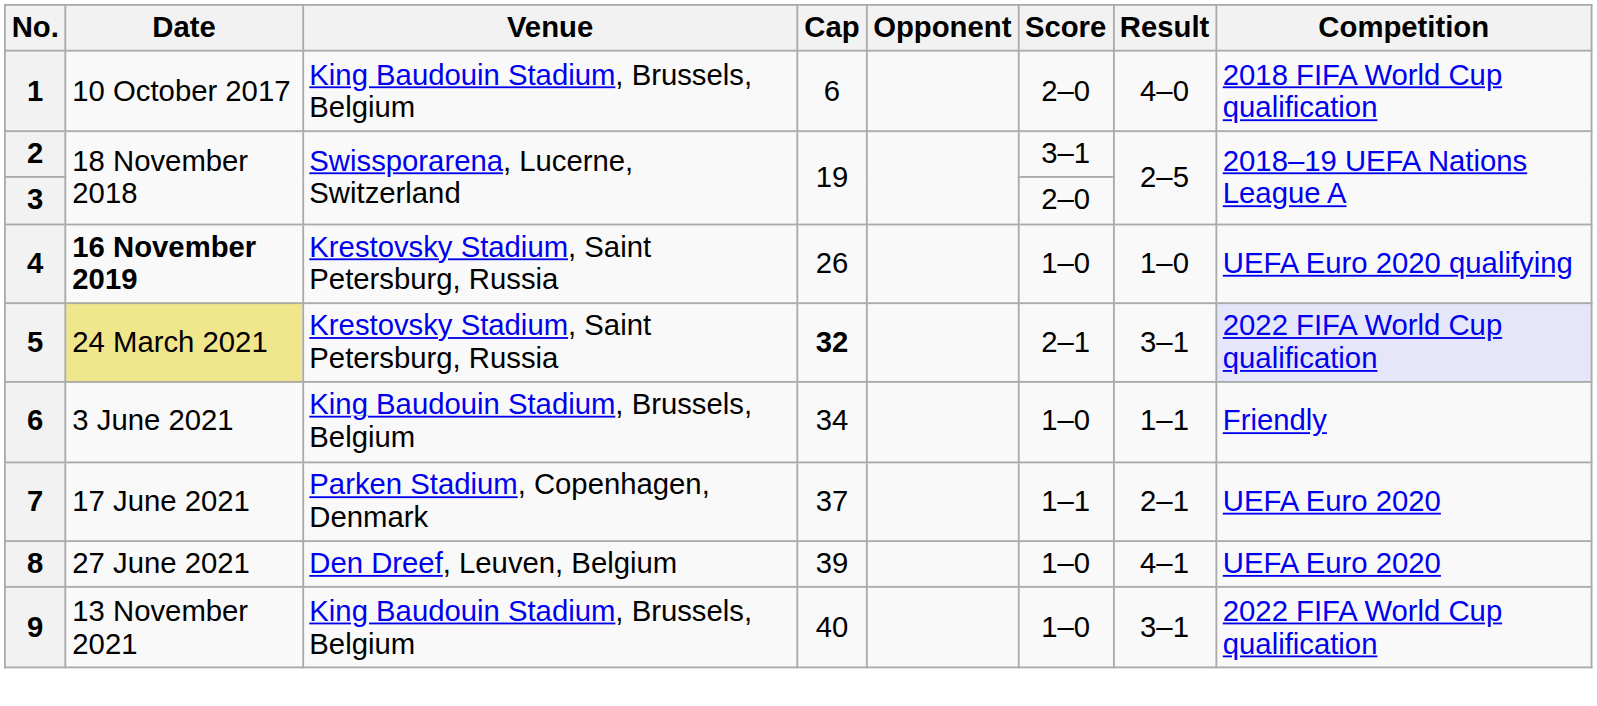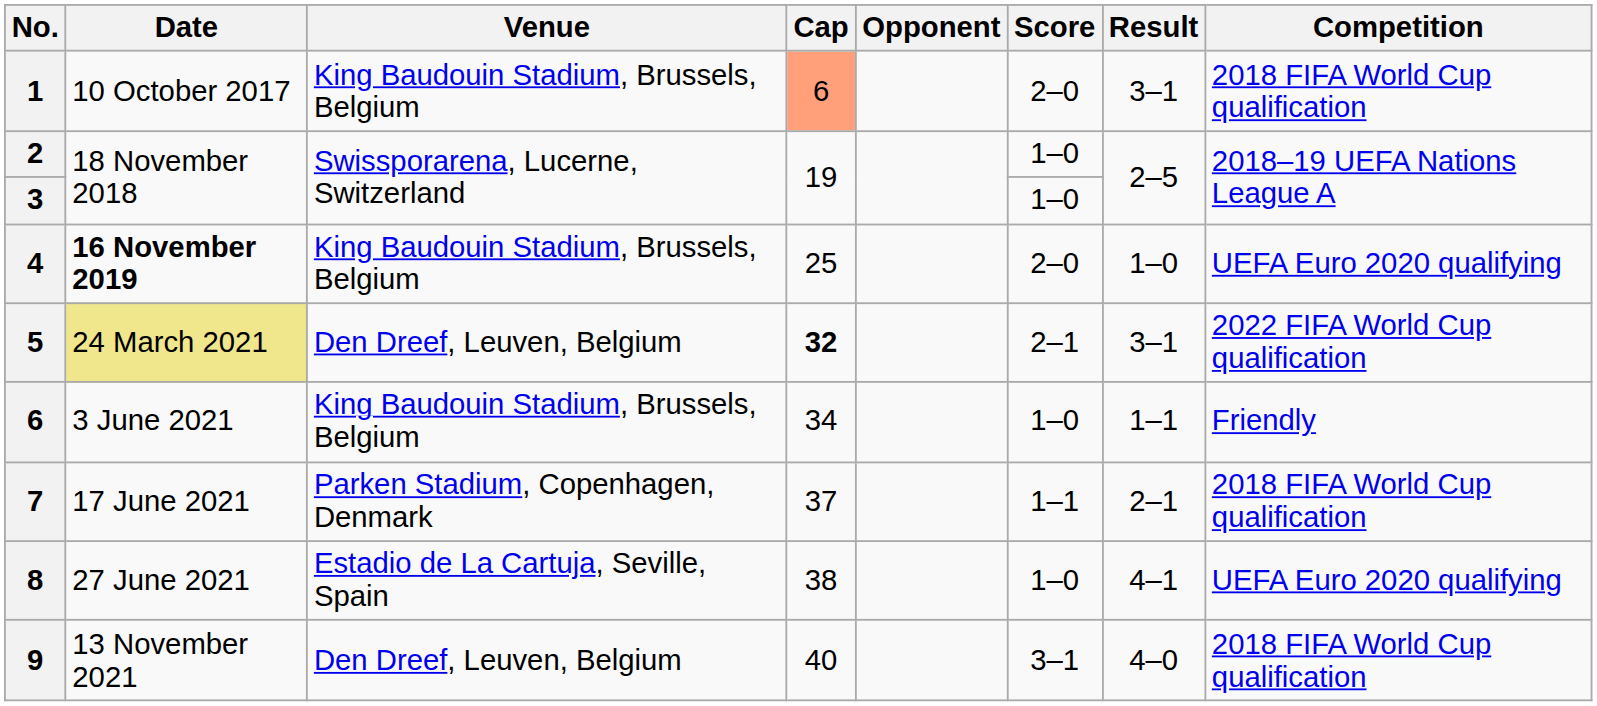(832, 90) no background -> (821, 90) lightsalmon background
(1165, 90) 4–0 -> (1154, 90) 3–1
(1066, 153) 3–1 -> (1055, 153) 1–0
(1066, 199) 2–0 -> (1055, 199) 1–0
(480, 262) Krestovsky Stadium, Saint Petersburg, Russia -> (535, 262) King Baudouin Stadium, Brussels, Belgium
(832, 262) 26 -> (821, 262) 25
(1066, 262) 1–0 -> (1055, 262) 2–0
(480, 342) Krestovsky Stadium, Saint Petersburg, Russia -> (498, 342) Den Dreef, Leuven, Belgium
(1362, 342) lavender background -> (1352, 342) no background
(1332, 501) UEFA Euro 2020 -> (1352, 501) 2018 FIFA World Cup qualification
(493, 563) Den Dreef, Leuven, Belgium -> (510, 580) Estadio de La Cartuja, Seville, Spain
(832, 563) 39 -> (821, 580) 38
(1332, 563) UEFA Euro 2020 -> (1387, 580) UEFA Euro 2020 qualifying
(531, 626) King Baudouin Stadium, Brussels, Belgium -> (498, 659) Den Dreef, Leuven, Belgium
(1066, 626) 1–0 -> (1055, 659) 3–1
(1165, 626) 3–1 -> (1154, 659) 4–0
(1362, 626) 2022 FIFA World Cup qualification -> (1352, 659) 2018 FIFA World Cup qualification
